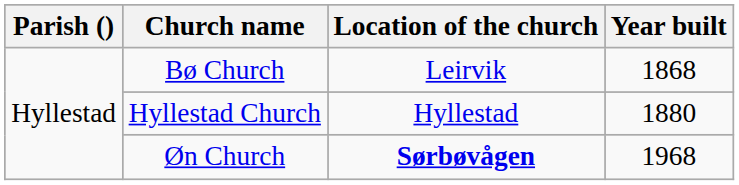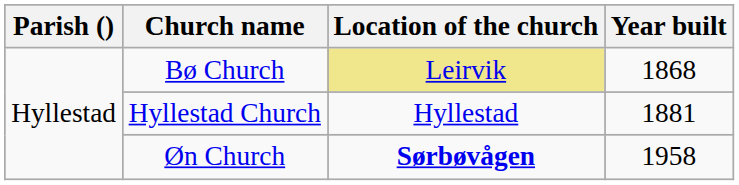(466, 69) no background -> (466, 69) khaki background
(669, 112) 1880 -> (669, 112) 1881
(669, 156) 1968 -> (669, 156) 1958
